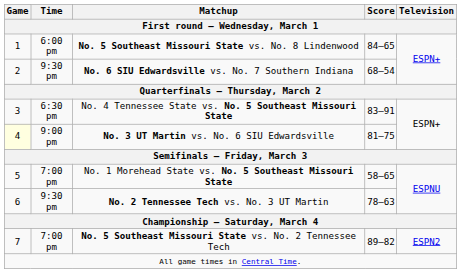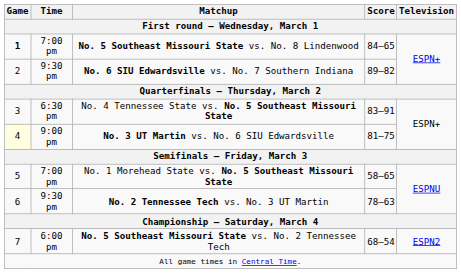(18, 47) normal -> (18, 47) bold
(52, 47) 6:00 pm -> (52, 47) 7:00 pm
(381, 72) 68–54 -> (381, 72) 89–82
(52, 242) 7:00 pm -> (52, 242) 6:00 pm
(381, 242) 89–82 -> (381, 242) 68–54
